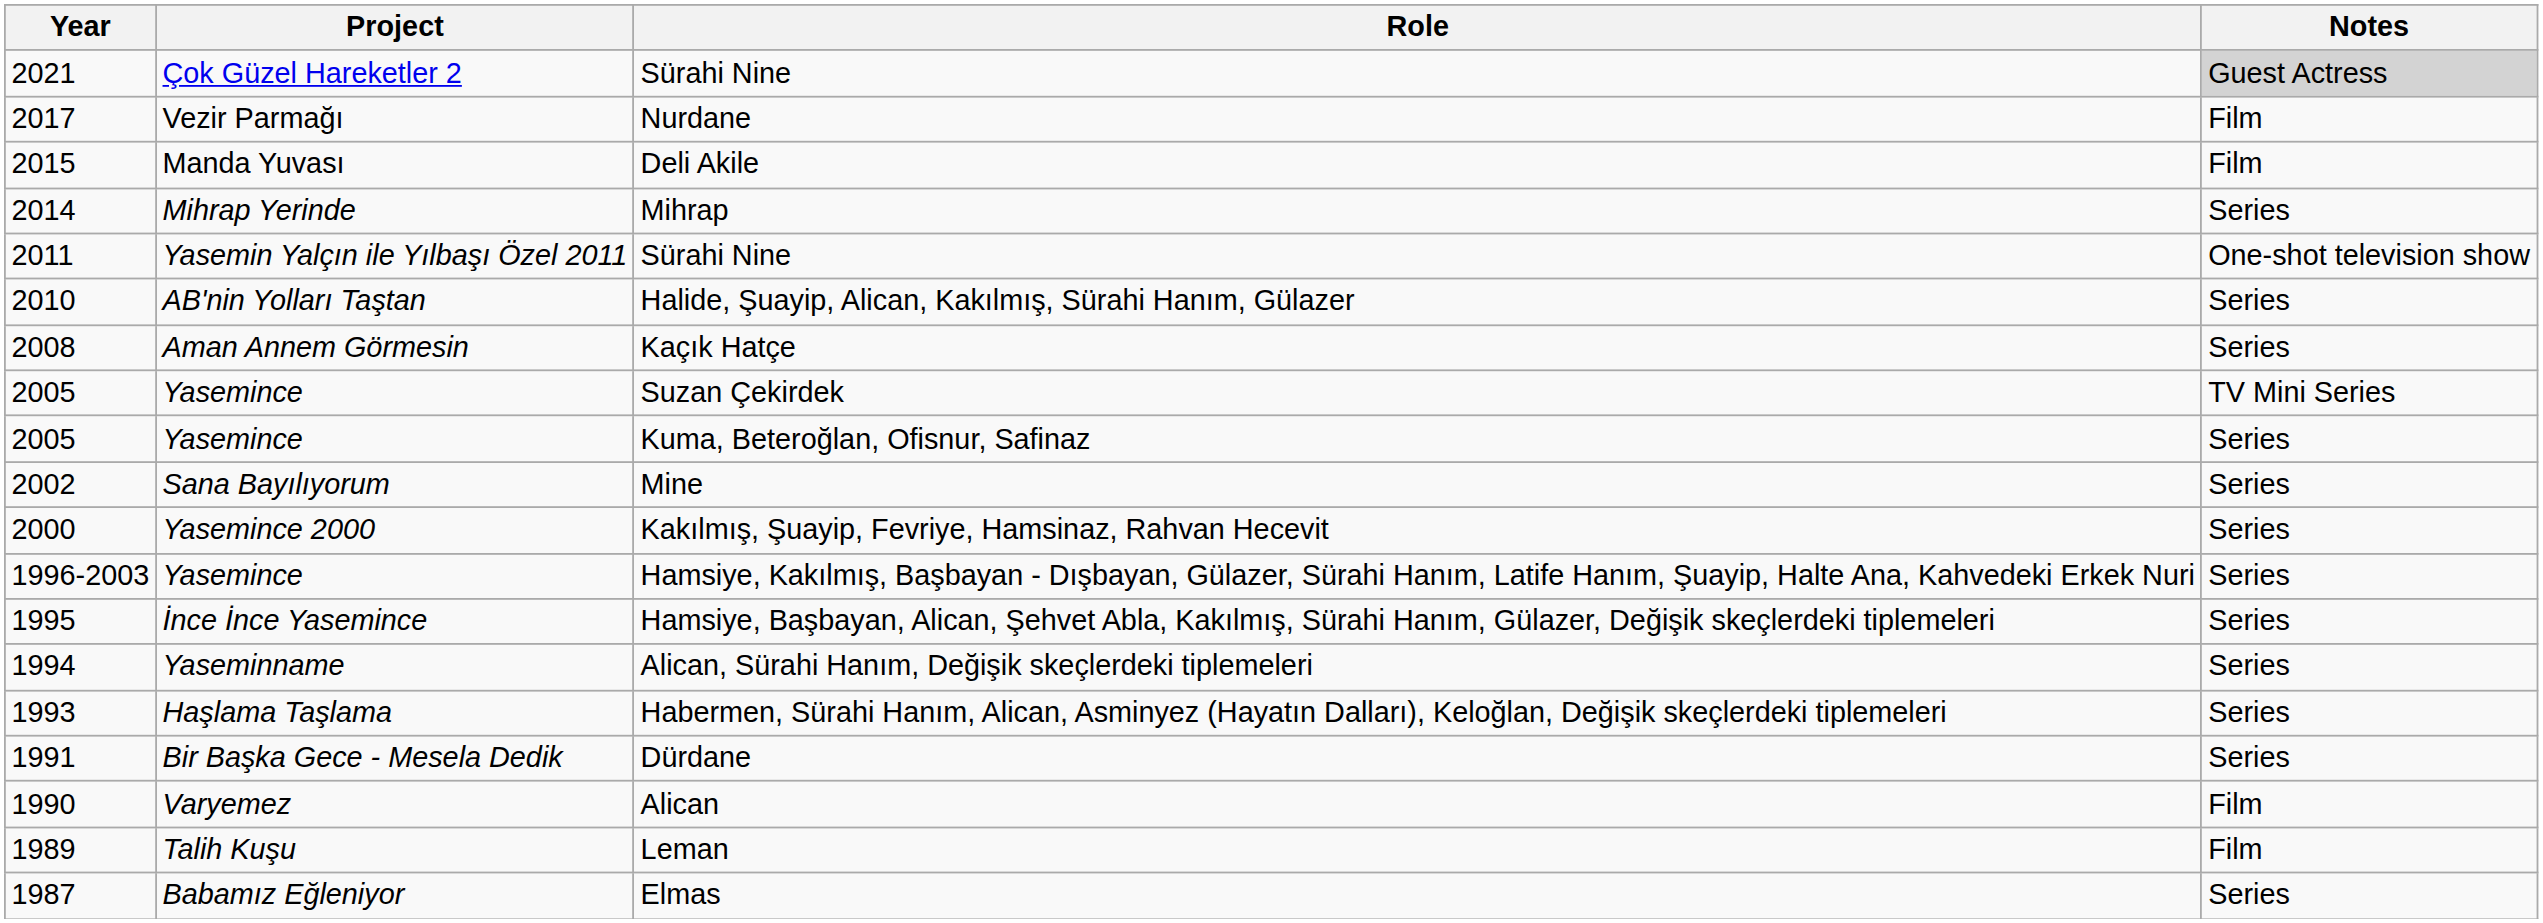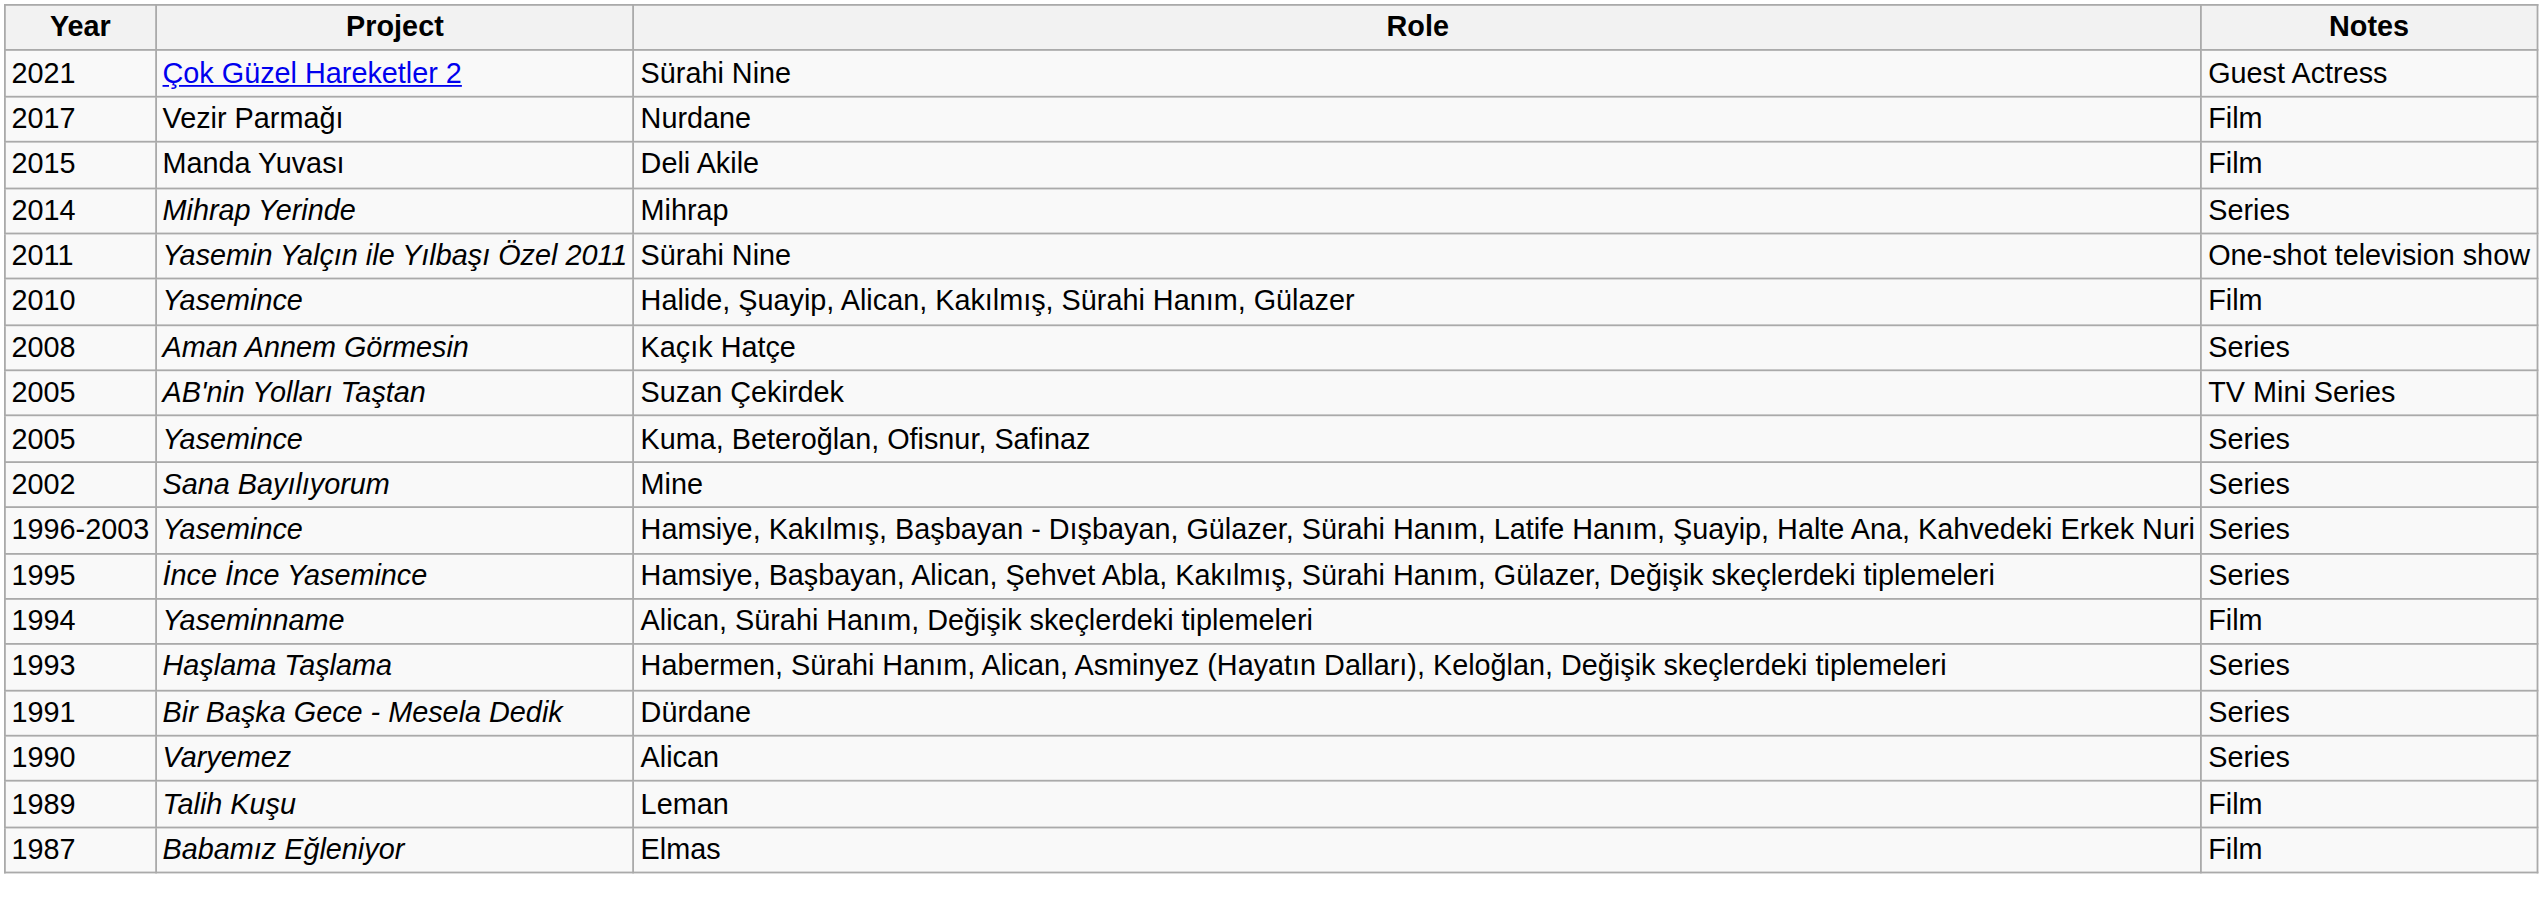(2298, 73) lightgrey background -> (2298, 73) no background
(294, 301) AB'nin Yolları Taştan -> (233, 301) Yasemince
(2249, 301) Series -> (2235, 301) Film
(233, 392) Yasemince -> (294, 392) AB'nin Yolları Taştan
- row: (44, 529)
(2249, 666) Series -> (2235, 621) Film
(2235, 803) Film -> (2249, 758) Series
(2249, 895) Series -> (2235, 849) Film
